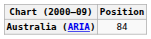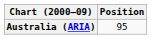(122, 27) 84 -> (122, 27) 95
